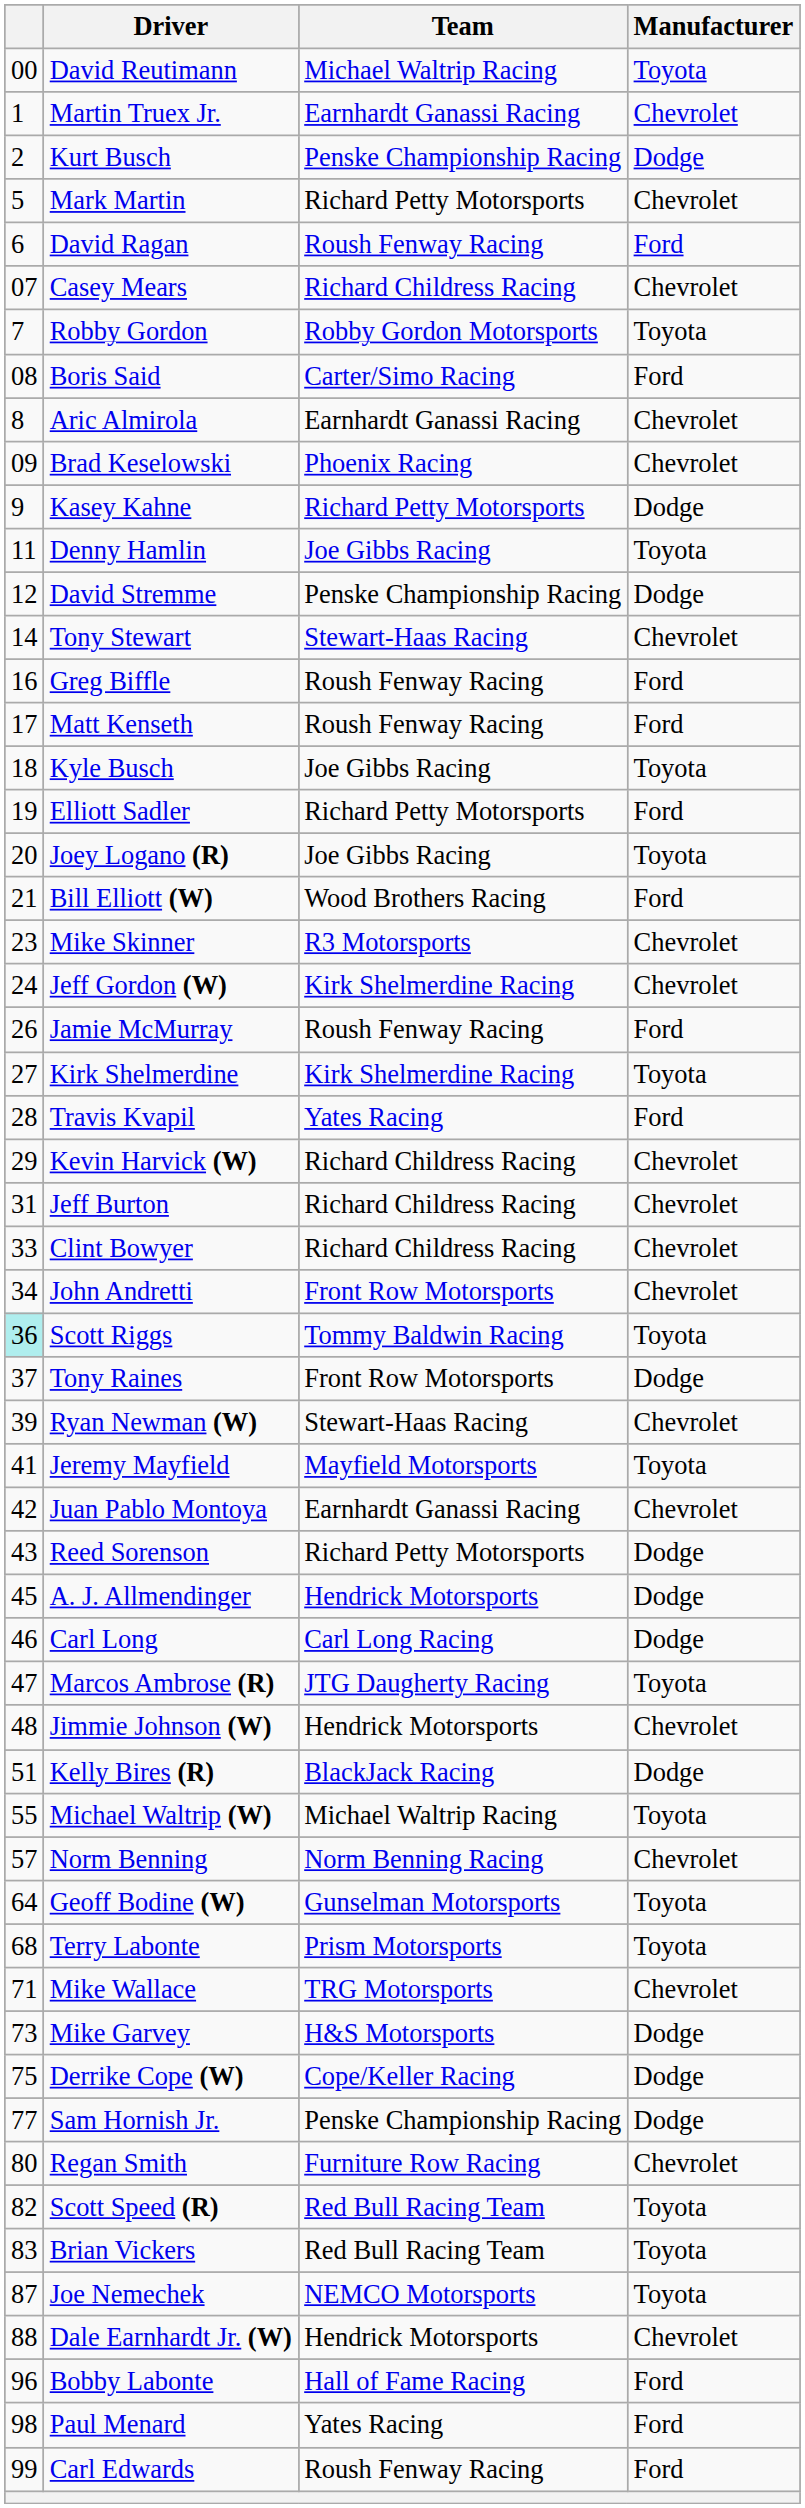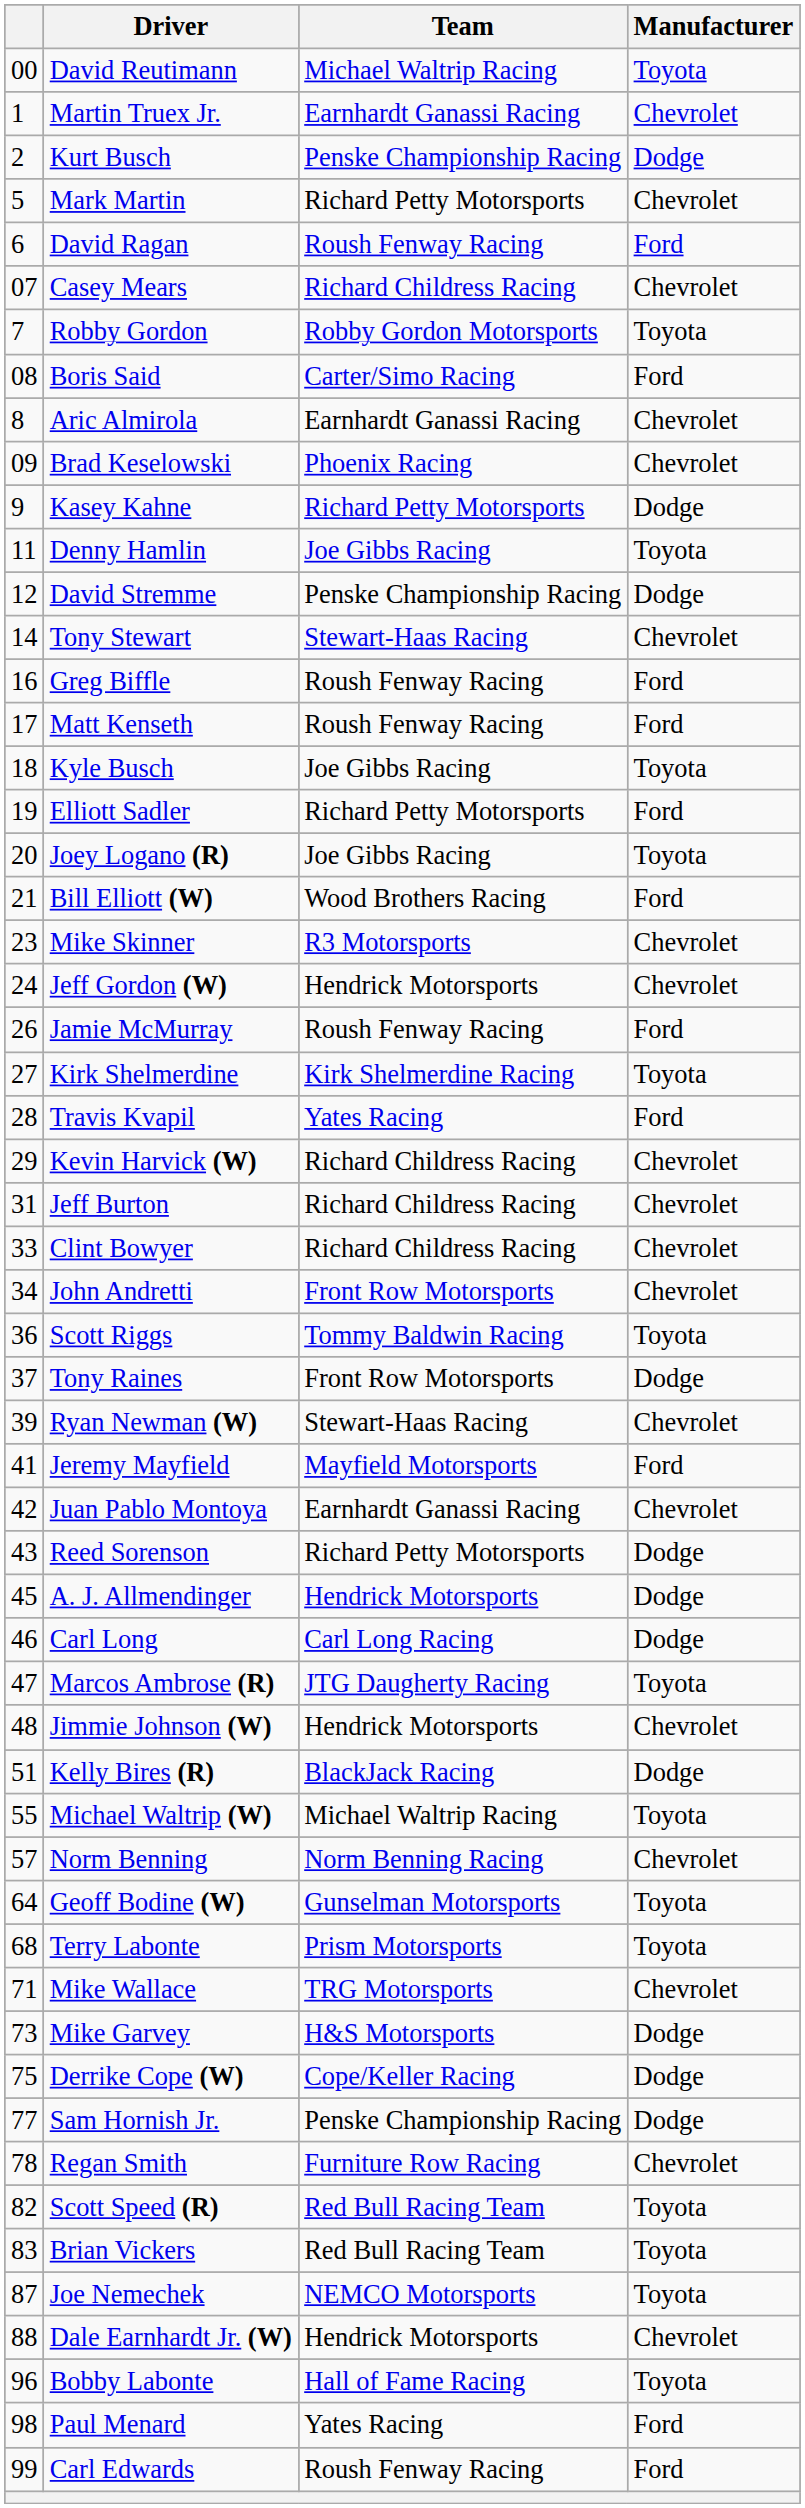(439, 985) Kirk Shelmerdine Racing -> (421, 985) Hendrick Motorsports
(24, 1334) paleturquoise background -> (24, 1334) no background
(670, 1465) Toyota -> (659, 1465) Ford
(24, 2163) 80 -> (24, 2163) 78
(659, 2381) Ford -> (670, 2381) Toyota
